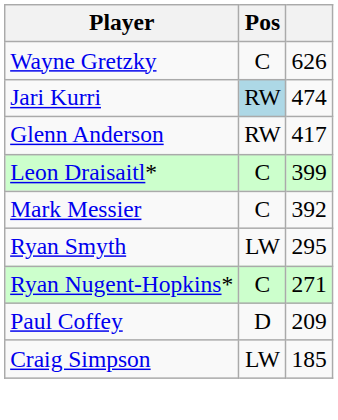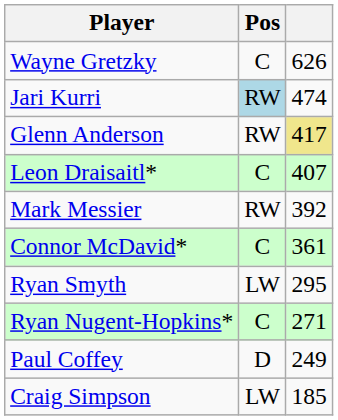(309, 135) no background -> (309, 135) khaki background
(309, 172) 399 -> (309, 172) 407
(262, 209) C -> (262, 209) RW
+ row: (99, 246)
(309, 321) 209 -> (309, 358) 249
